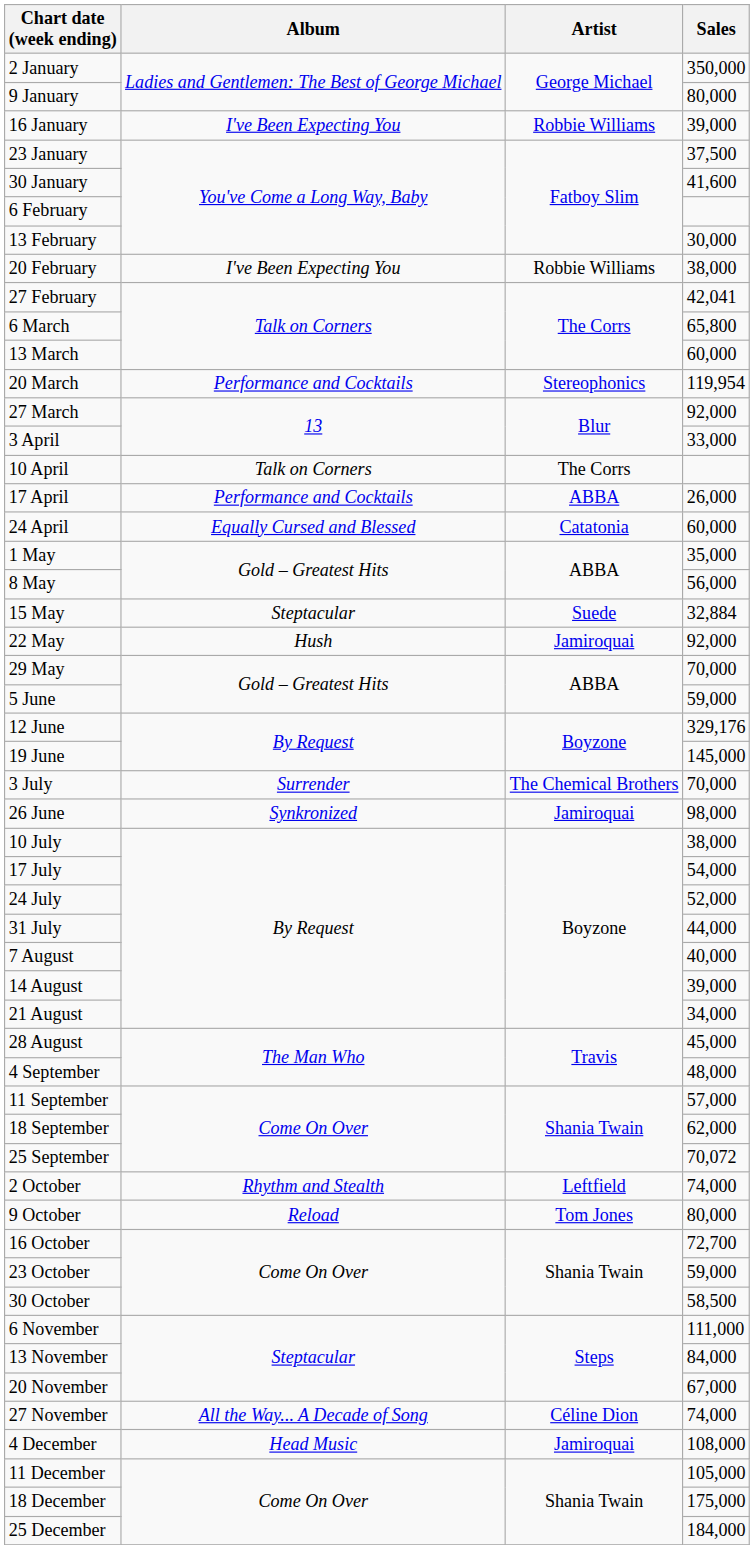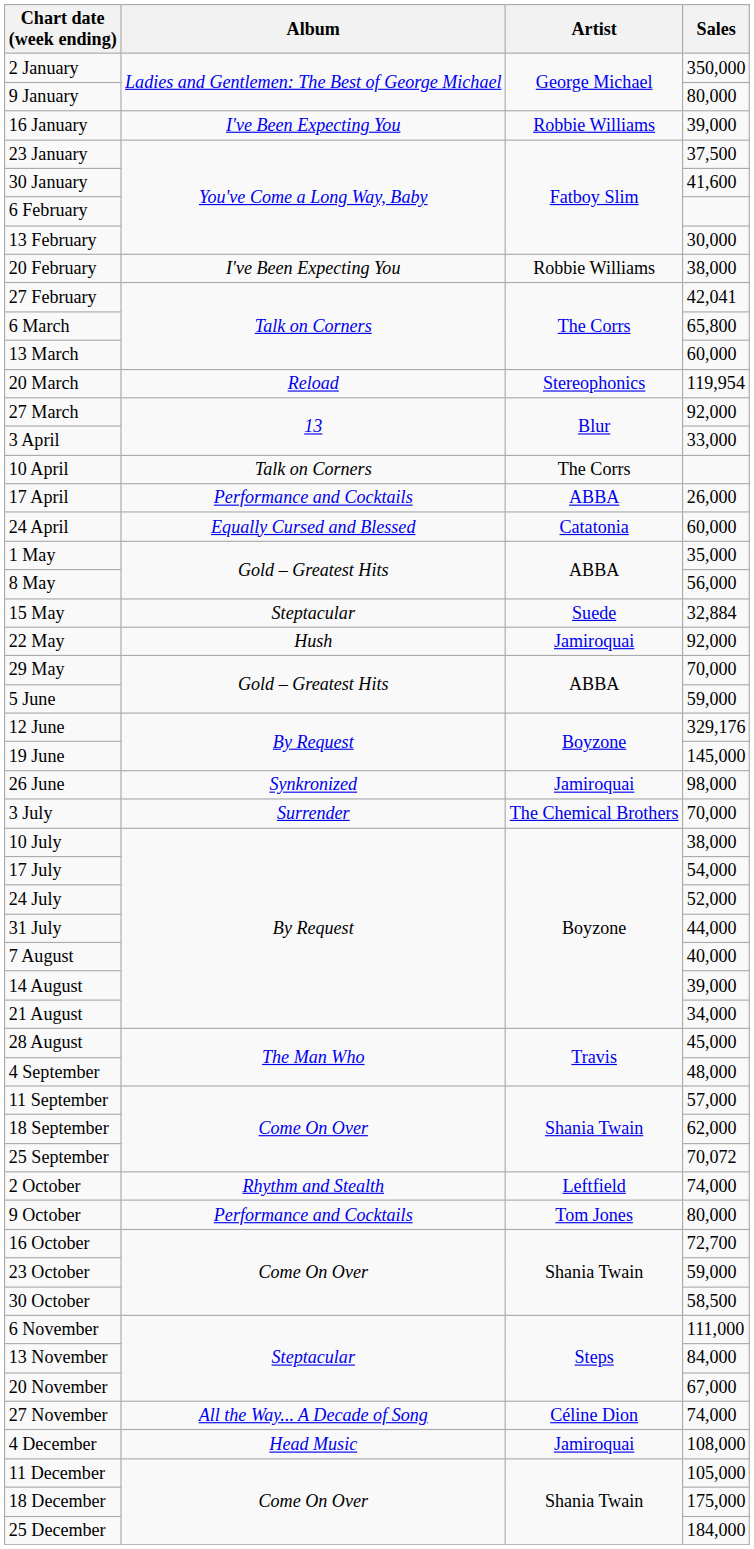(313, 383) Performance and Cocktails -> (313, 383) Reload
rows swapped: (37, 813) <-> (31, 784)
(313, 1214) Reload -> (313, 1214) Performance and Cocktails
